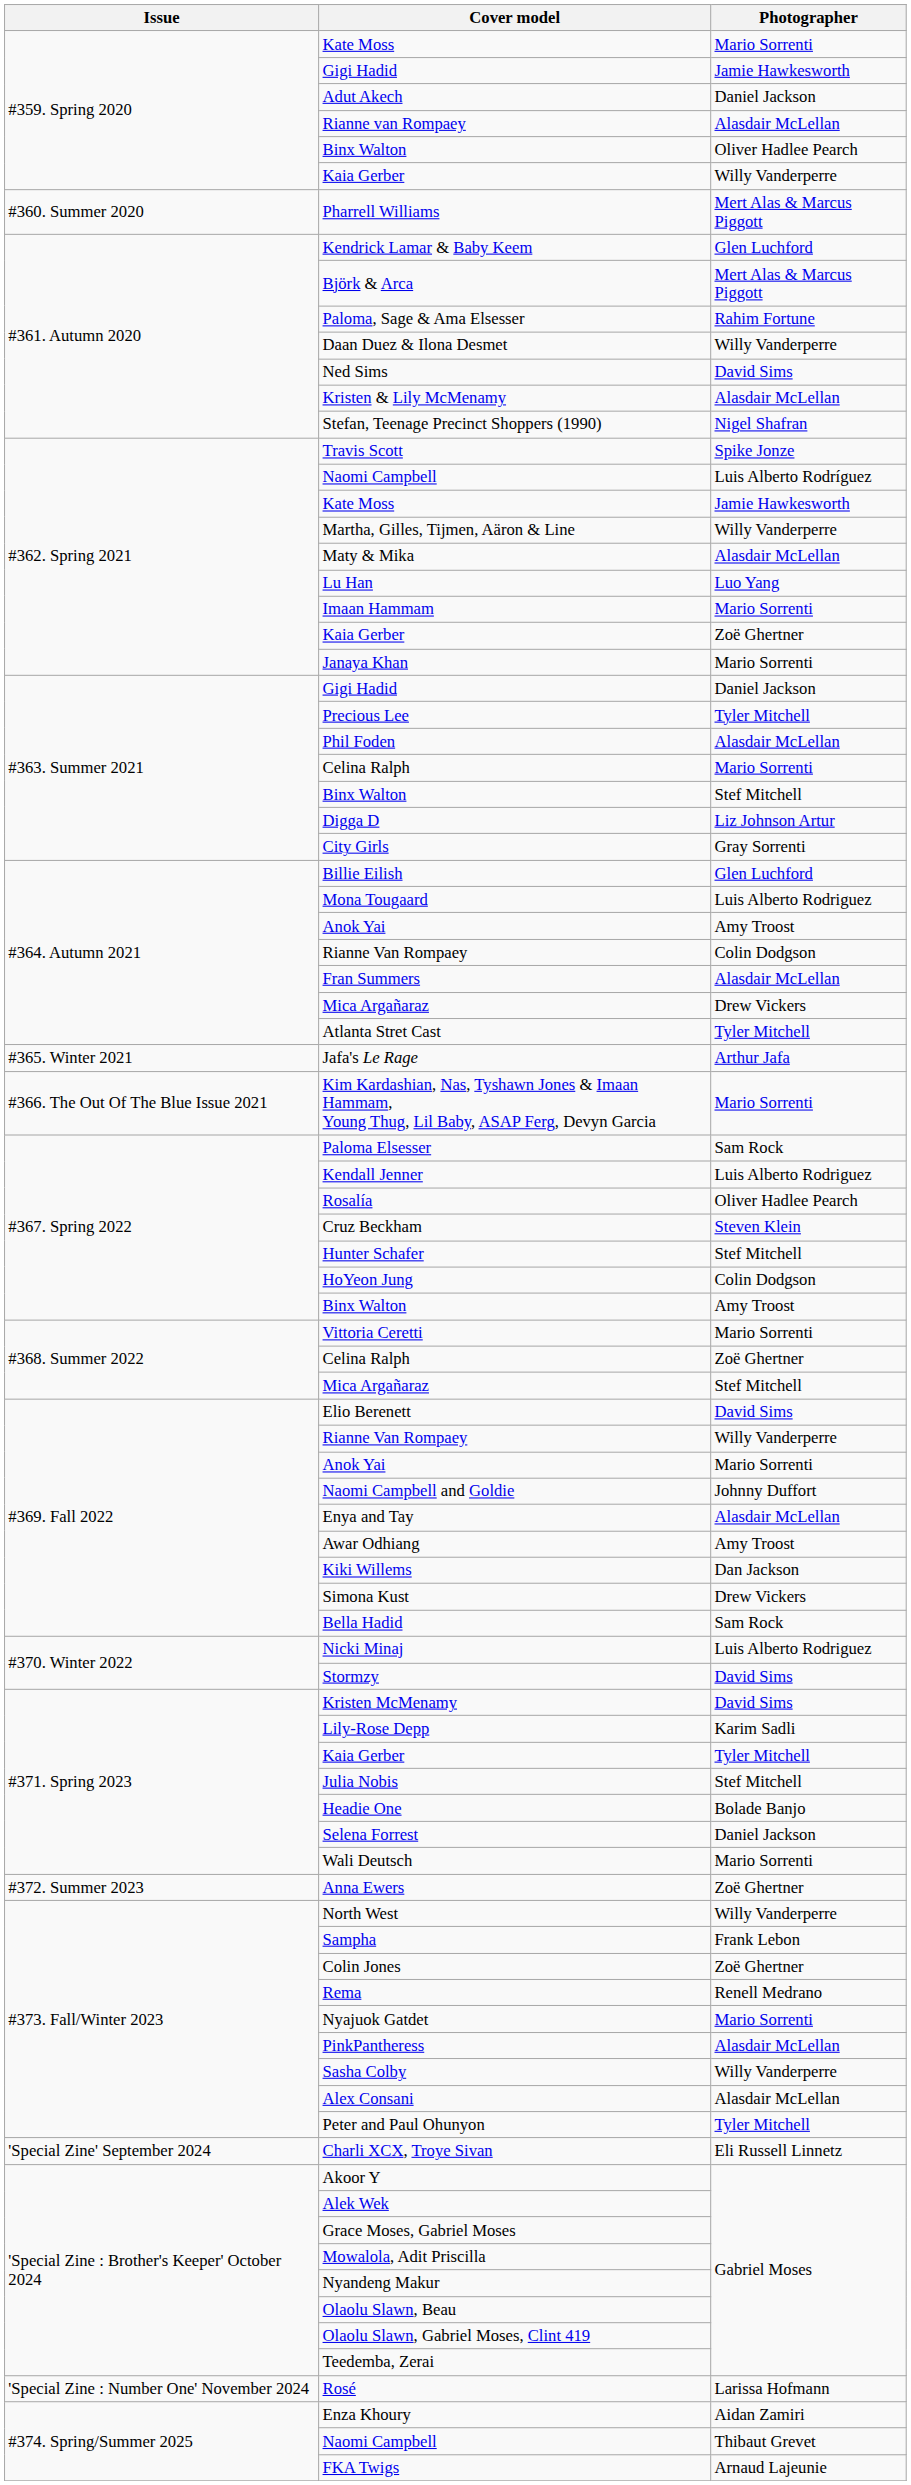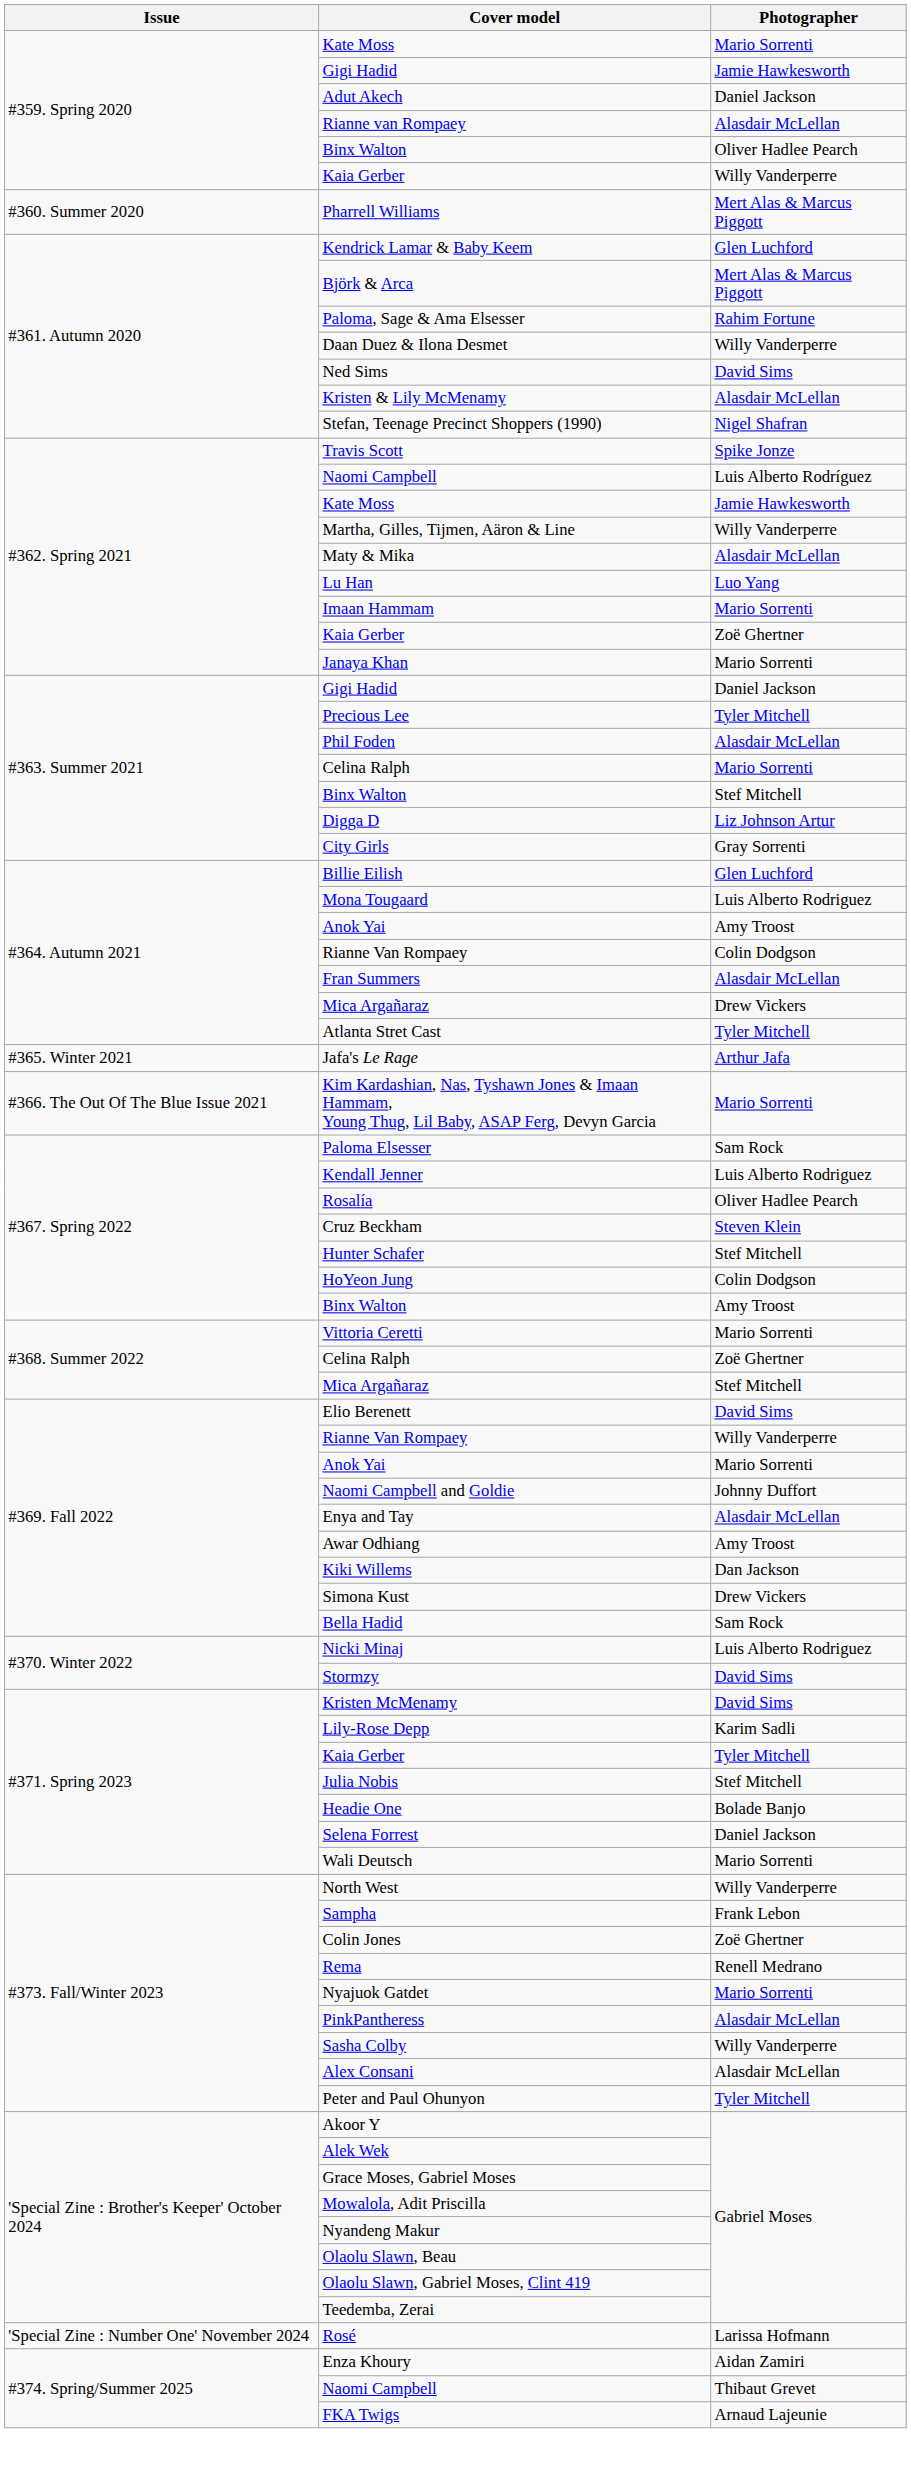- row: (363, 1887)
- row: (408, 2150)
